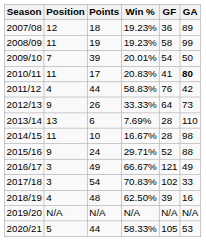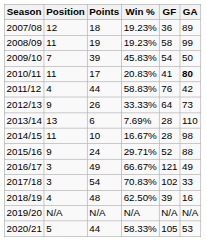(140, 58) 20.01% -> (140, 58) 45.83%
